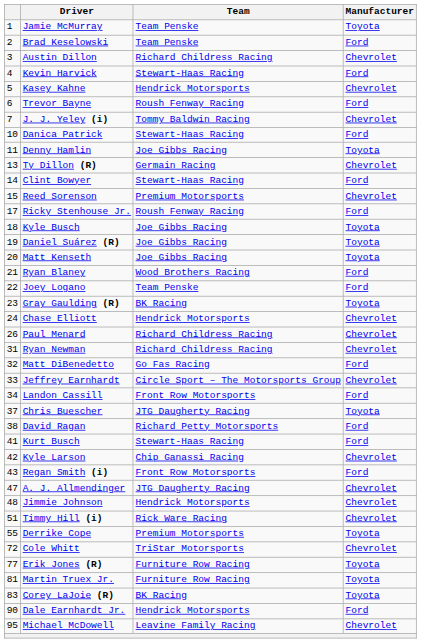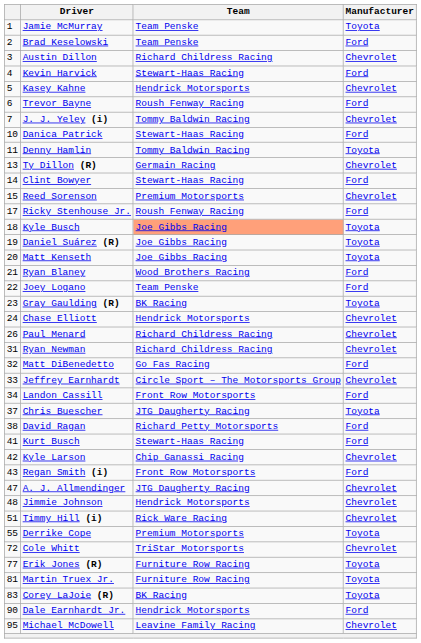(181, 151) Joe Gibbs Racing -> (193, 151) Tommy Baldwin Racing
(181, 227) no background -> (181, 227) lightsalmon background
